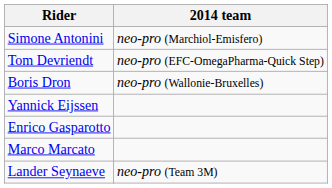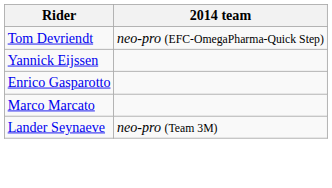- row: (56, 37)
- row: (39, 82)
